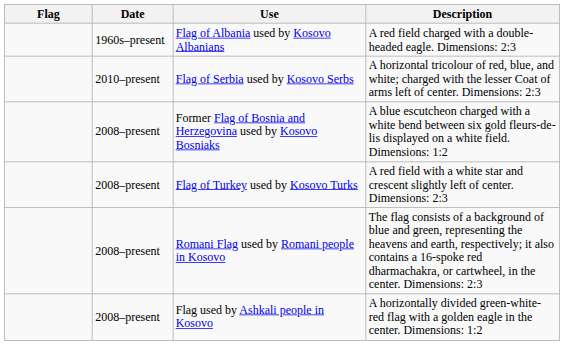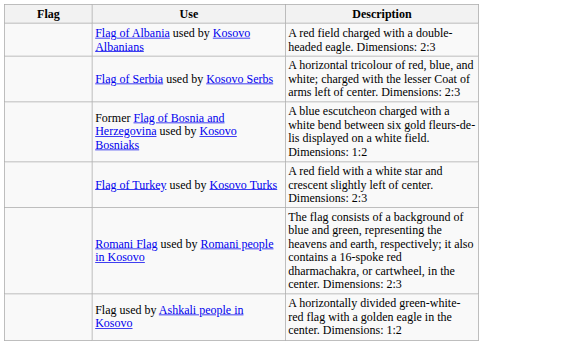- column: (133, 14)
